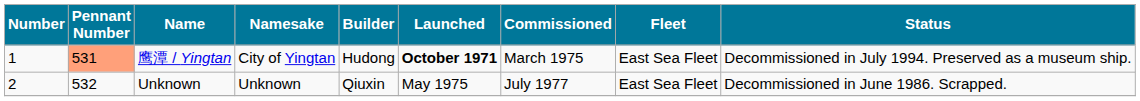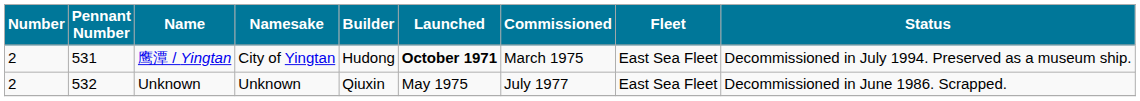(12, 58) 1 -> (12, 58) 2
(84, 58) lightsalmon background -> (84, 58) no background
